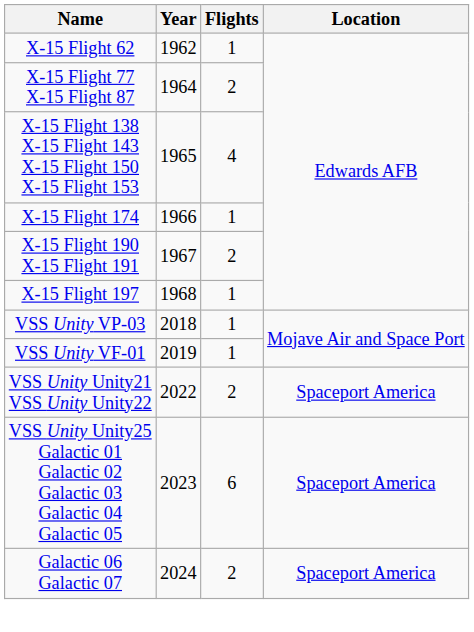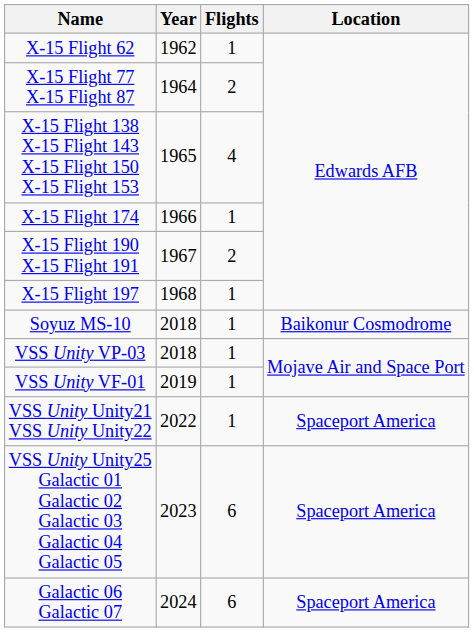+ row: (80, 324)
(232, 392) 2 -> (232, 421) 1
(232, 573) 2 -> (232, 602) 6
